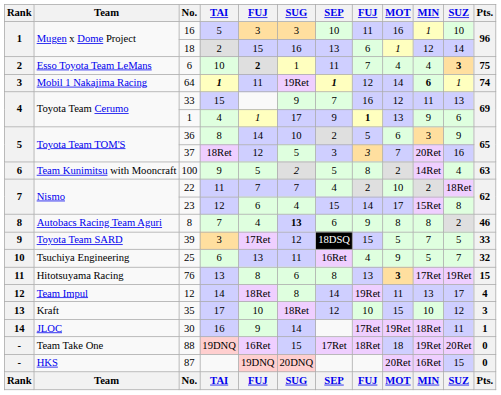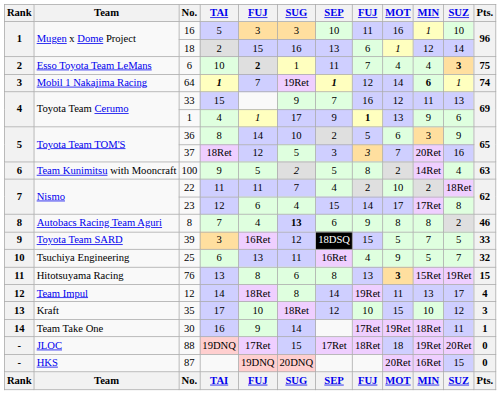(258, 82) 11 -> (258, 82) 7
(258, 187) 7 -> (258, 187) 11
(428, 205) 15Ret -> (428, 205) 17Ret
(258, 240) 17Ret -> (258, 240) 16Ret
(428, 275) 17Ret -> (428, 275) 15Ret
(49, 327) JLOC -> (70, 327) Team Take One
(70, 345) Team Take One -> (49, 345) JLOC
(258, 345) 16Ret -> (258, 345) 17Ret
